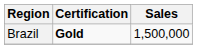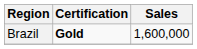(162, 34) 1,500,000 -> (162, 34) 1,600,000
